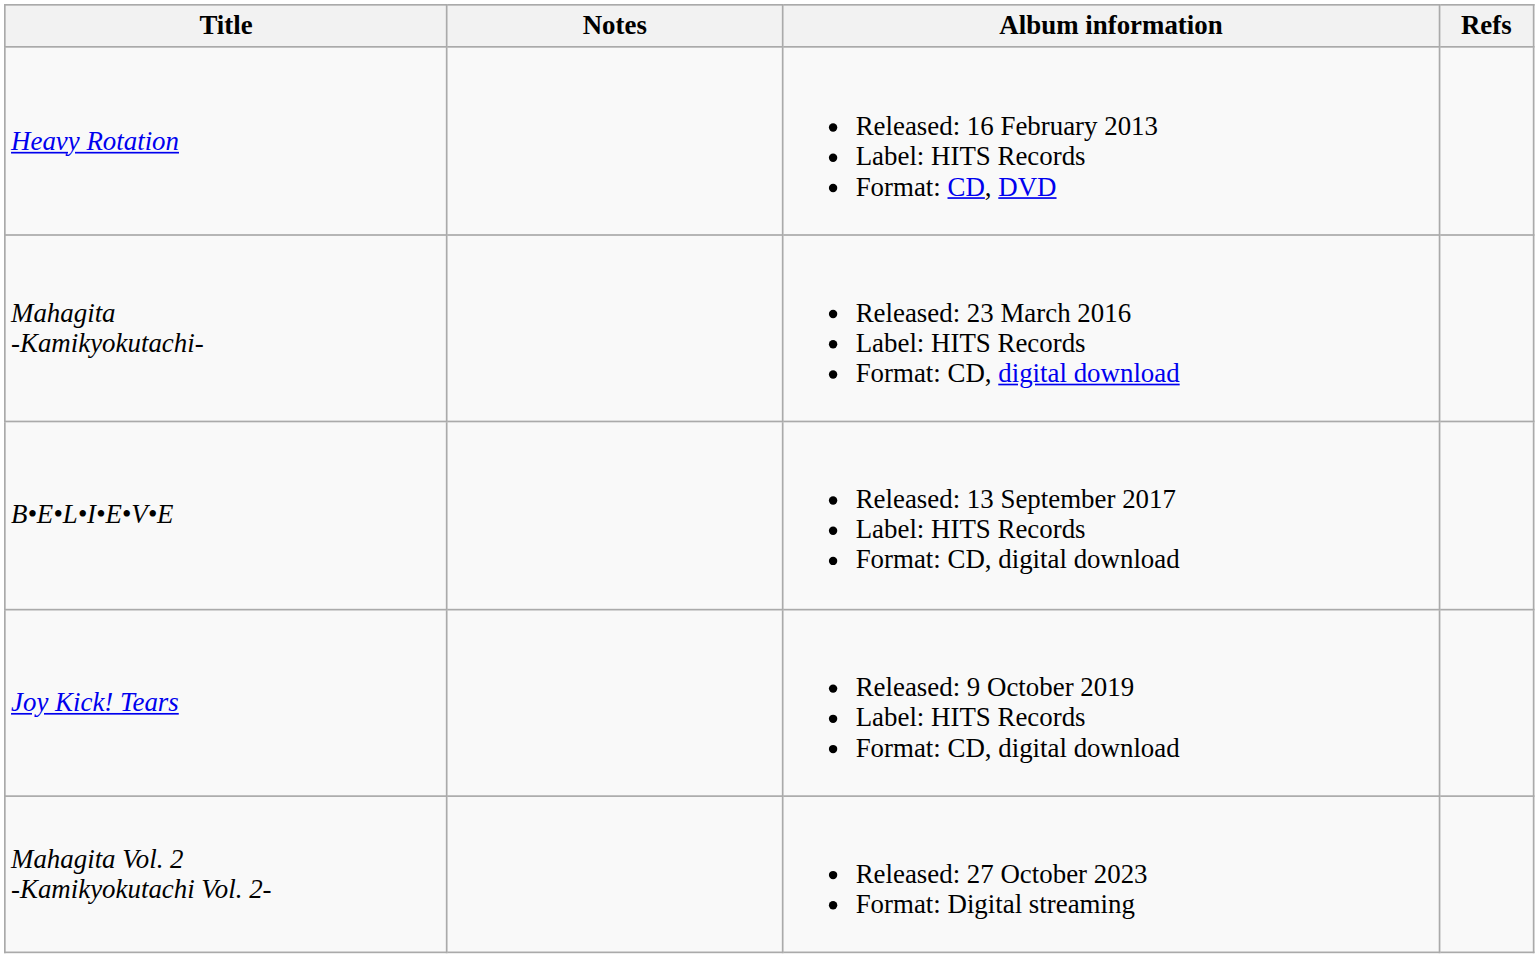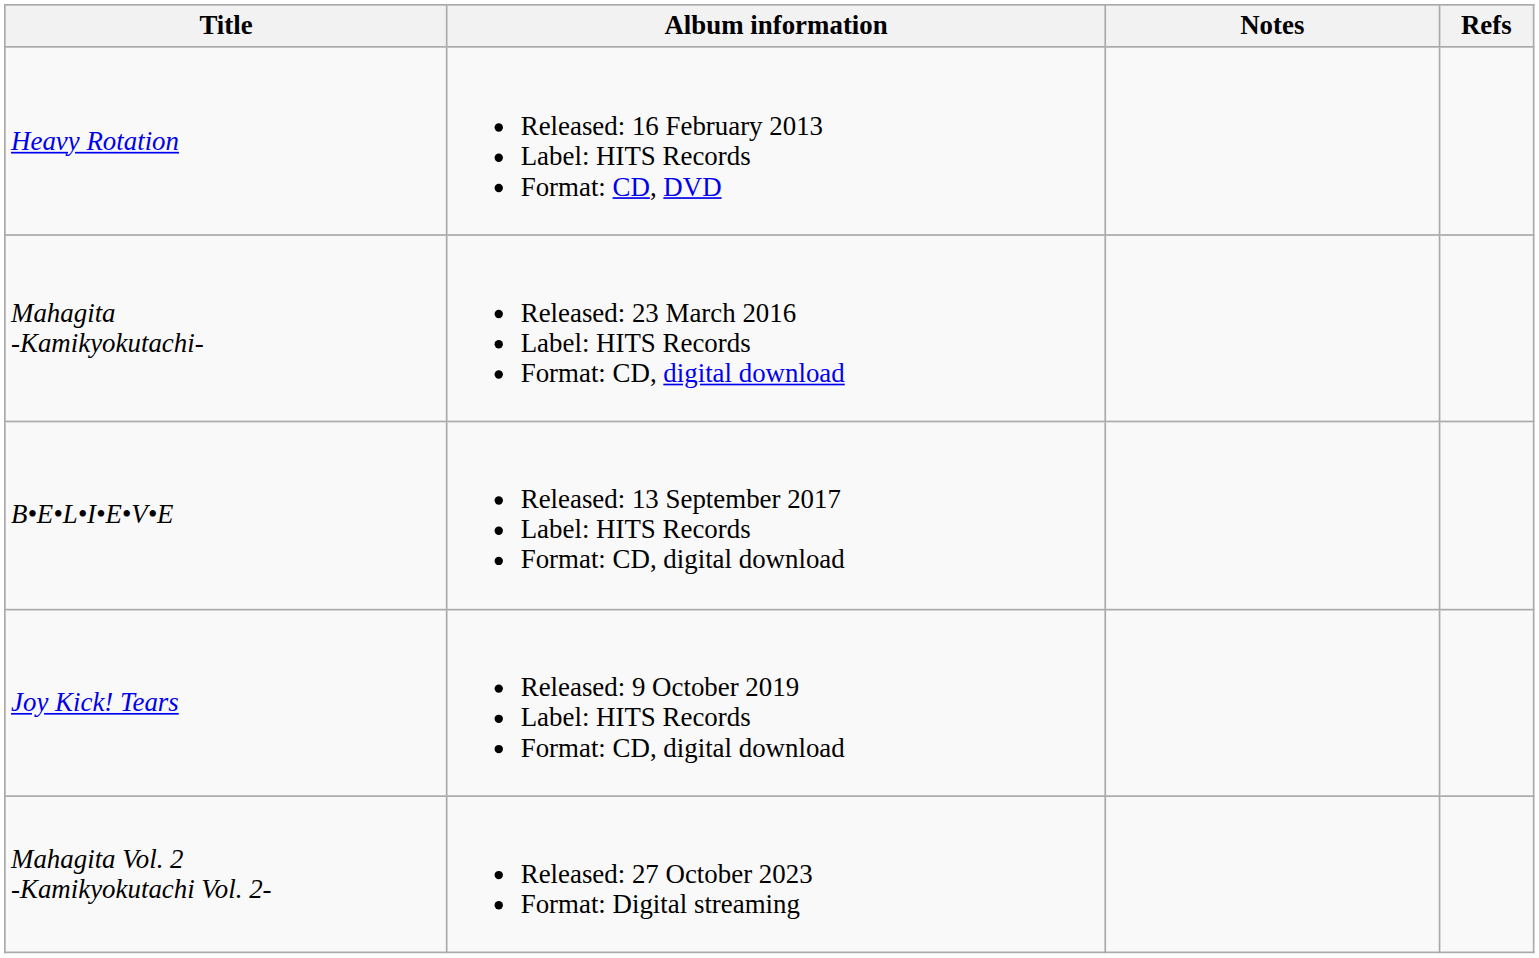columns swapped: (1111, 25) <-> (615, 25)
